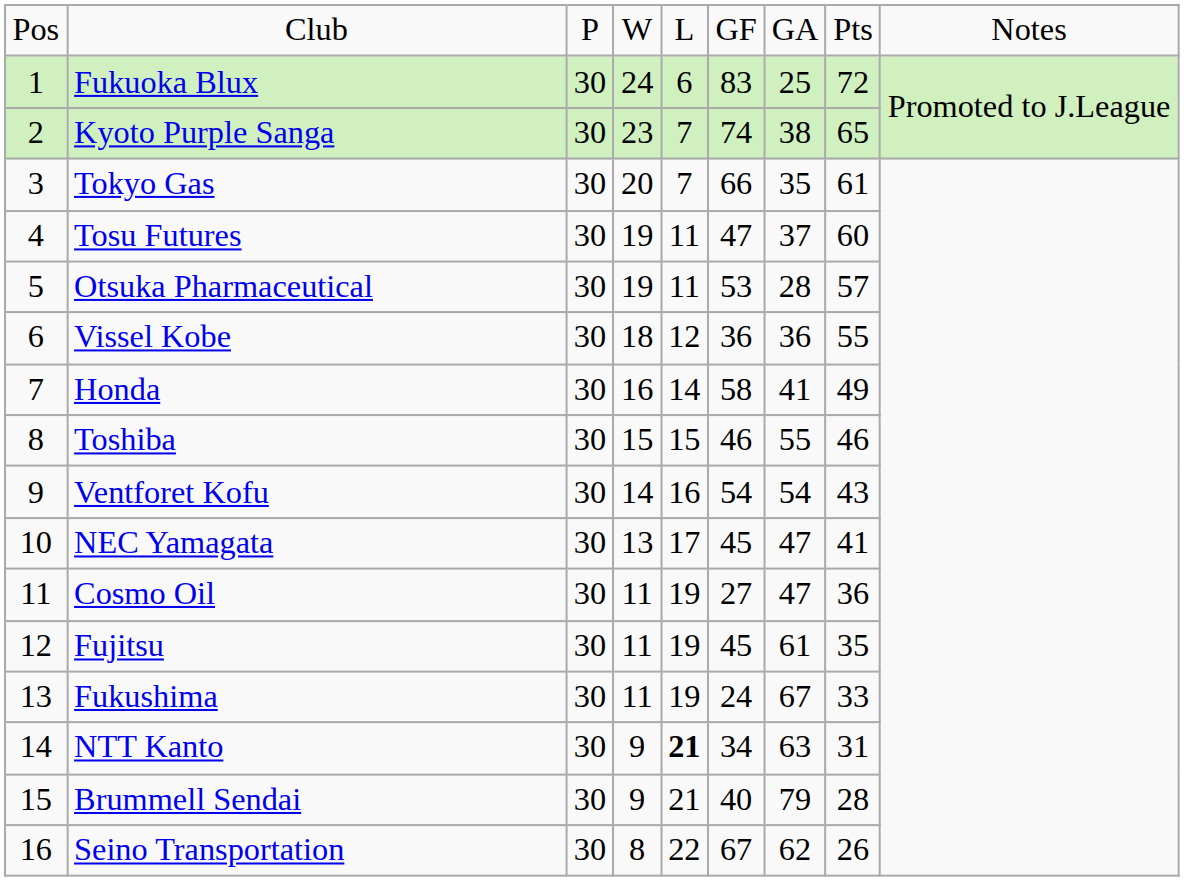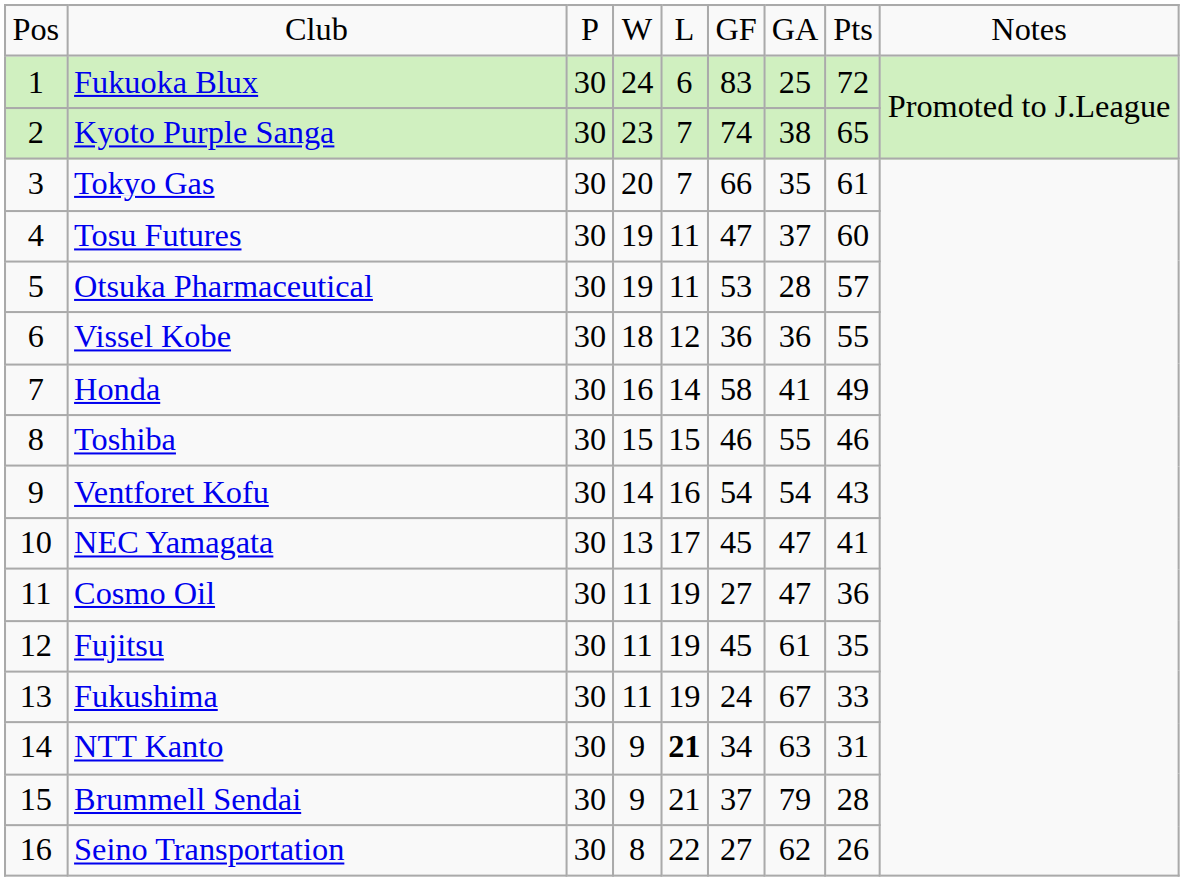(736, 798) 40 -> (736, 798) 37
(736, 850) 67 -> (736, 850) 27
